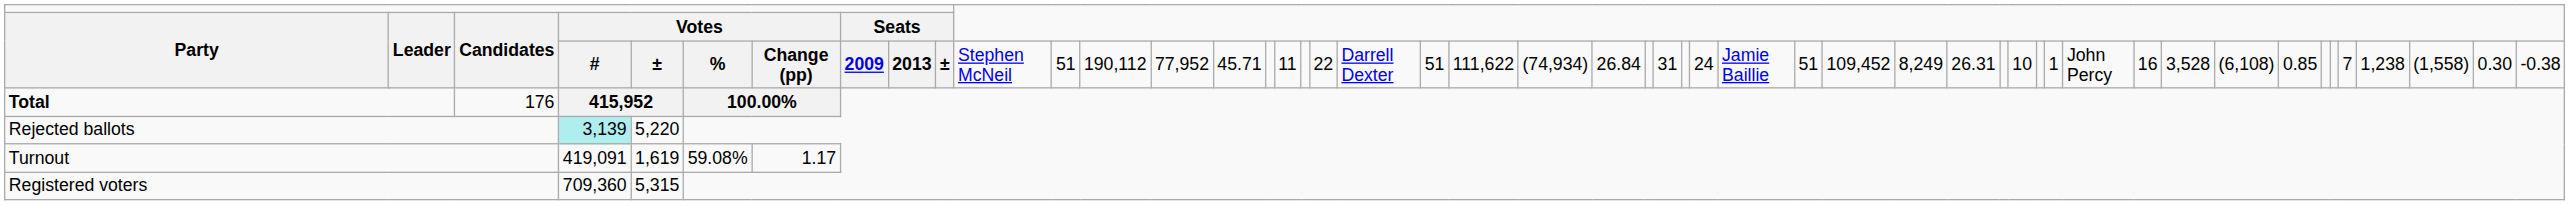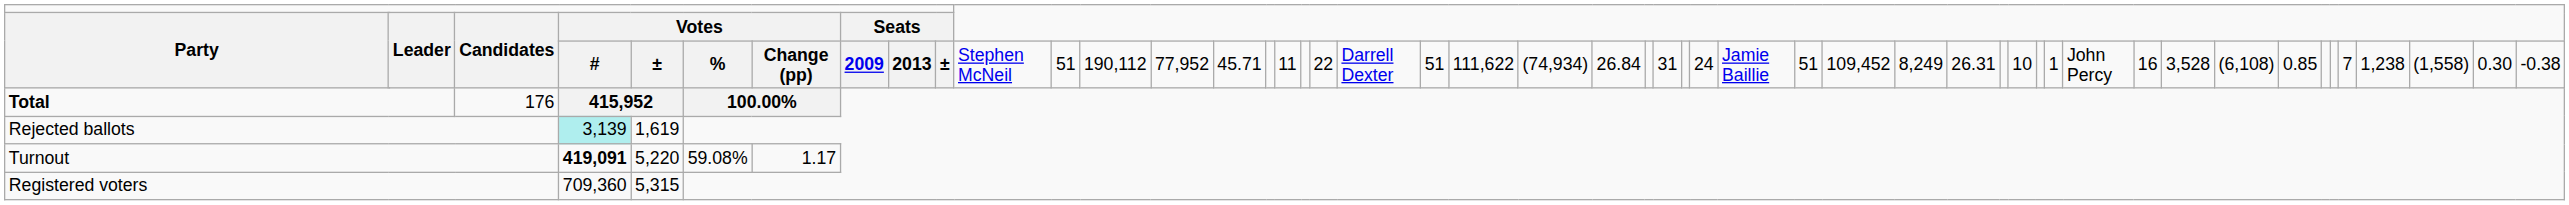(657, 130) 5,220 -> (657, 130) 1,619
(595, 158) normal -> (595, 158) bold
(657, 158) 1,619 -> (657, 158) 5,220
